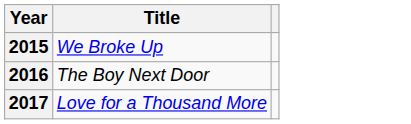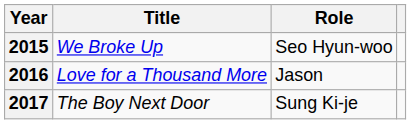+ column: (334, 18)
(133, 75) The Boy Next Door -> (162, 75) Love for a Thousand More
(162, 103) Love for a Thousand More -> (133, 103) The Boy Next Door
